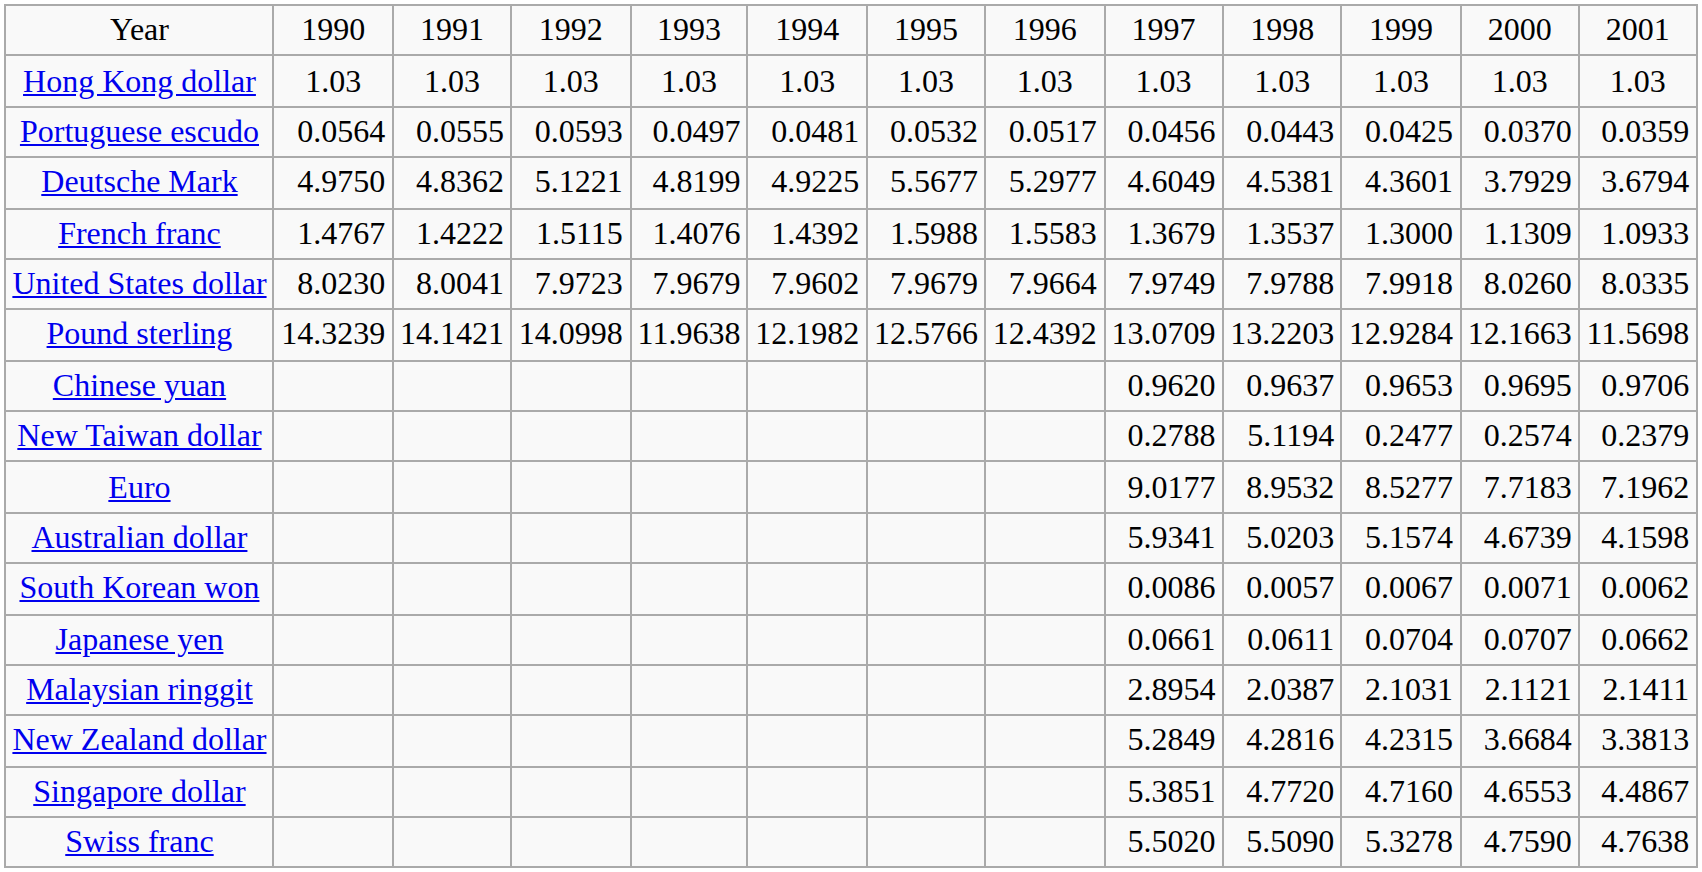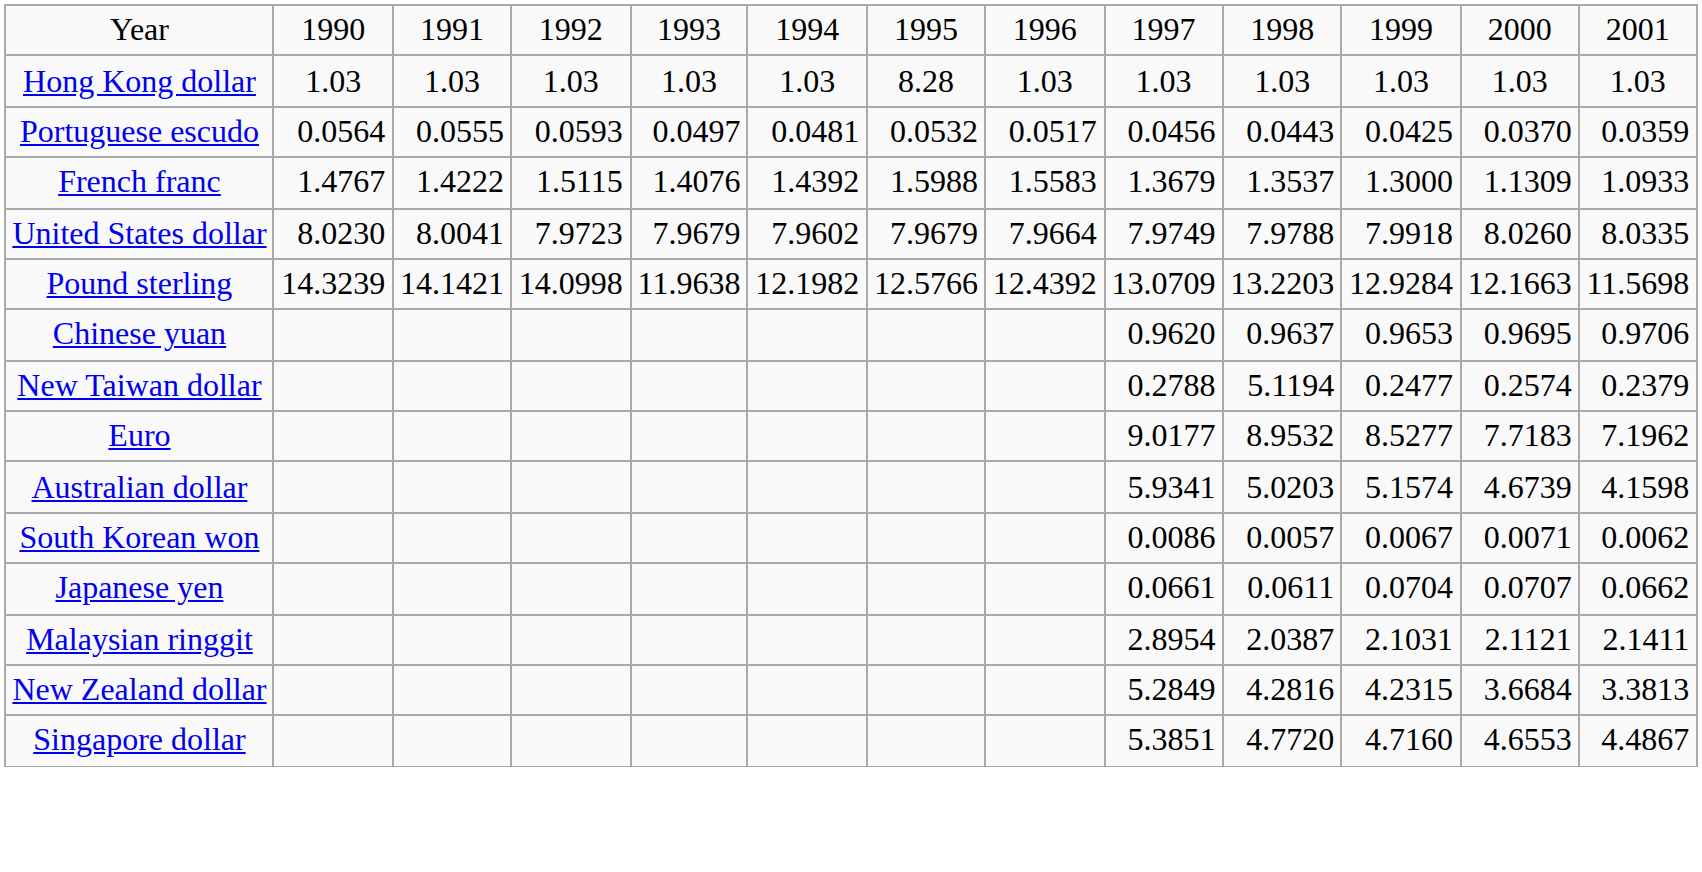(926, 80) 1.03 -> (926, 80) 8.28
- row: (139, 182)
- row: (139, 841)
